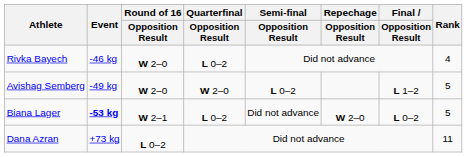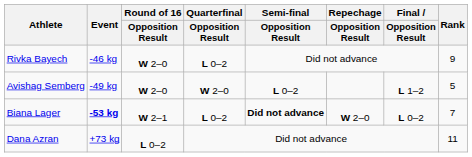(448, 59) 4 -> (453, 59) 9
(283, 112) normal -> (286, 112) bold
(448, 112) 5 -> (453, 112) 7
